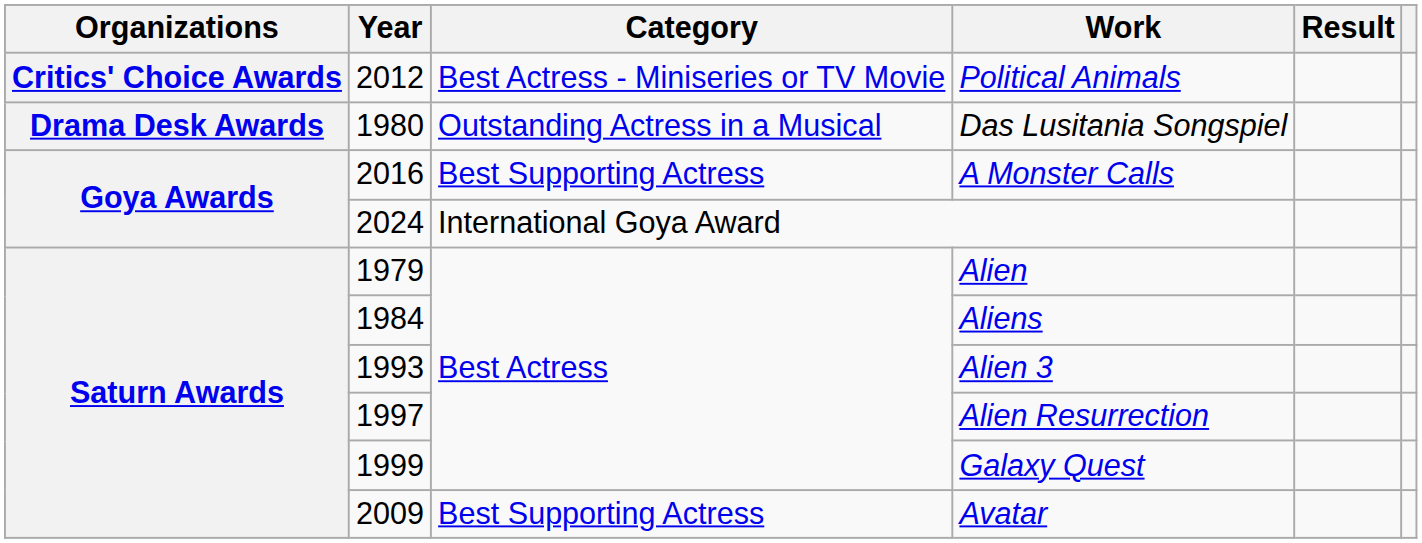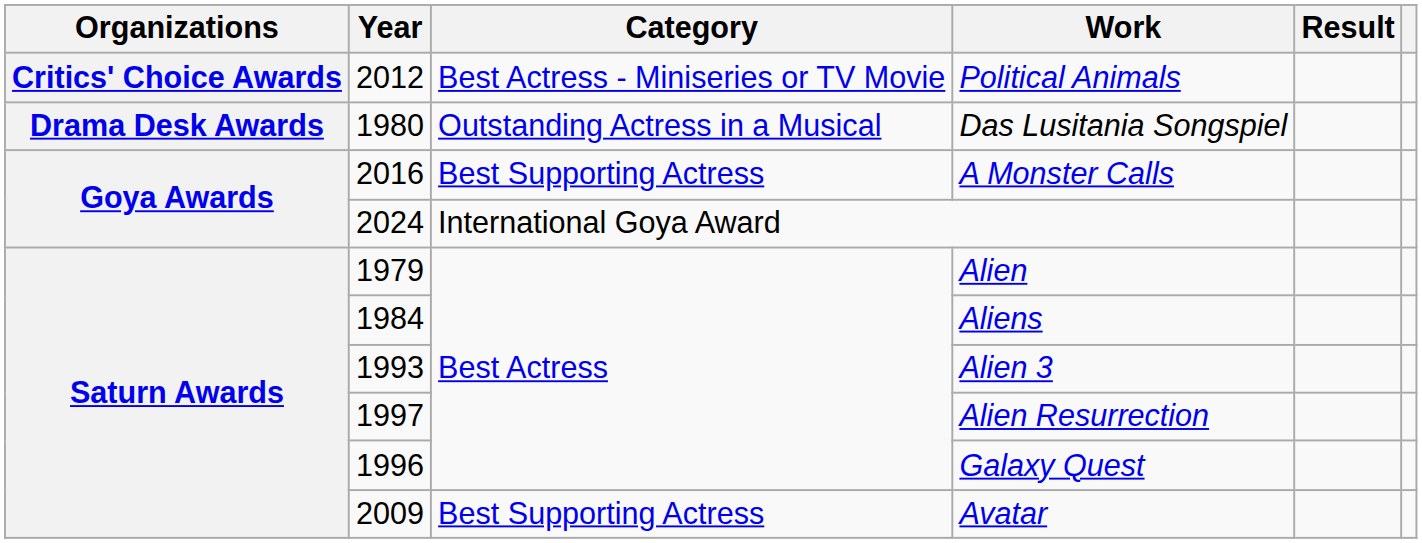(390, 464) 1999 -> (390, 464) 1996
